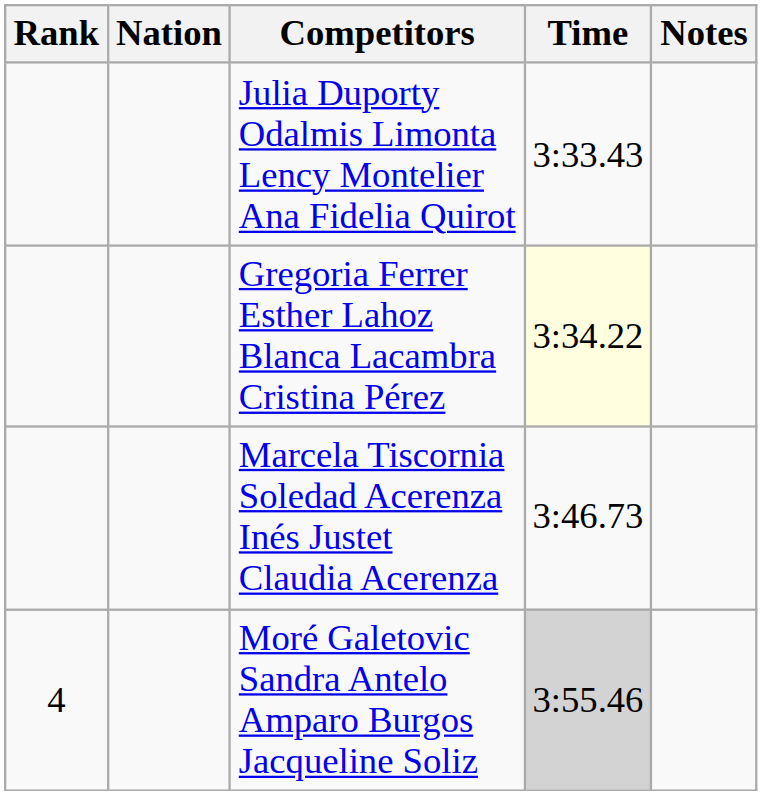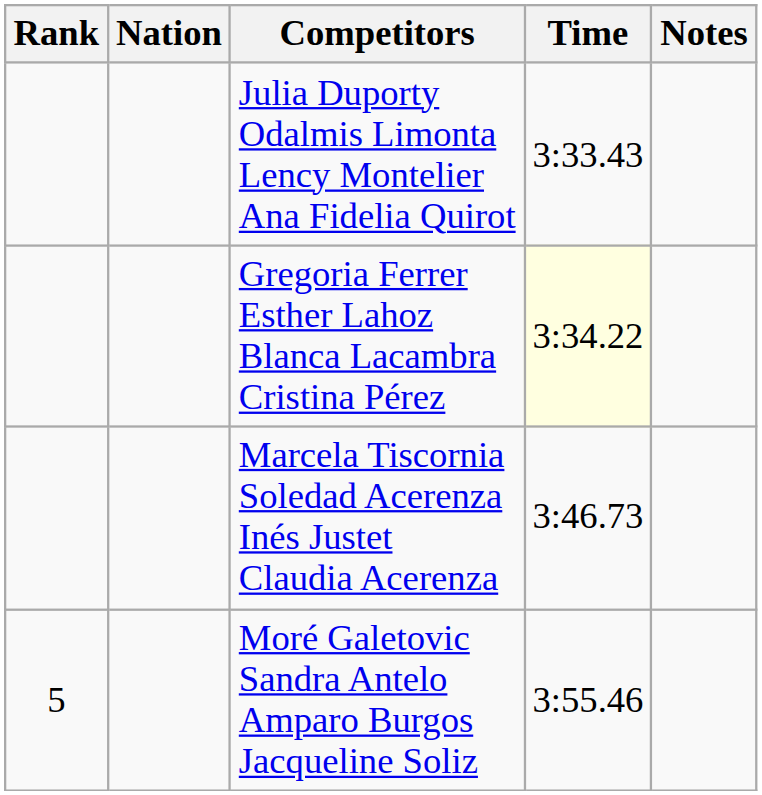(56, 698) 4 -> (56, 698) 5
(588, 698) lightgrey background -> (588, 698) no background
